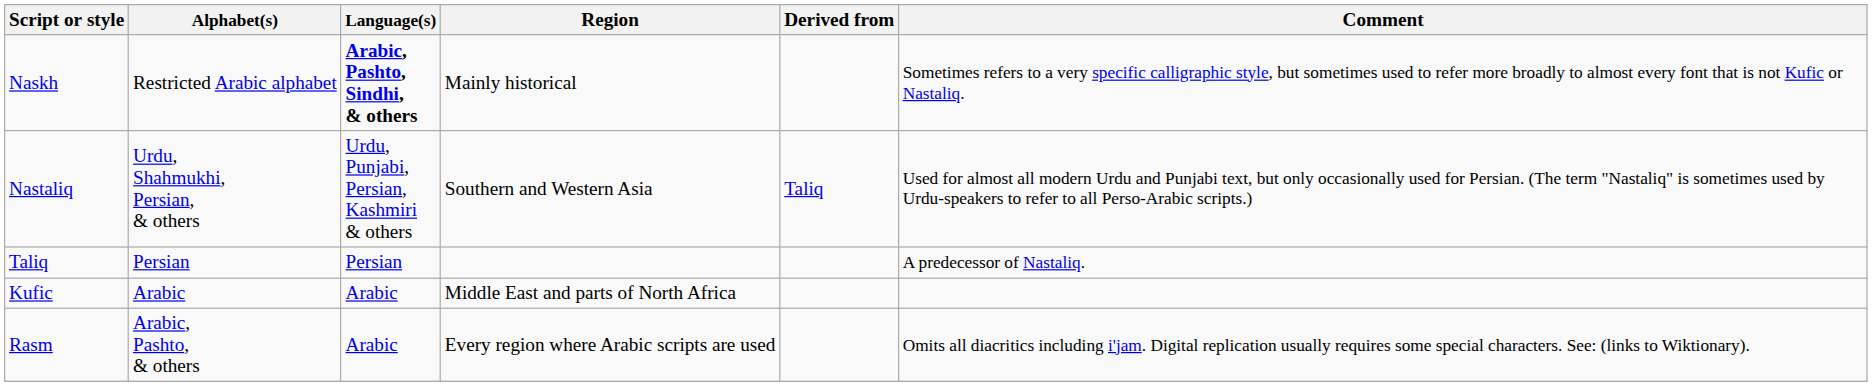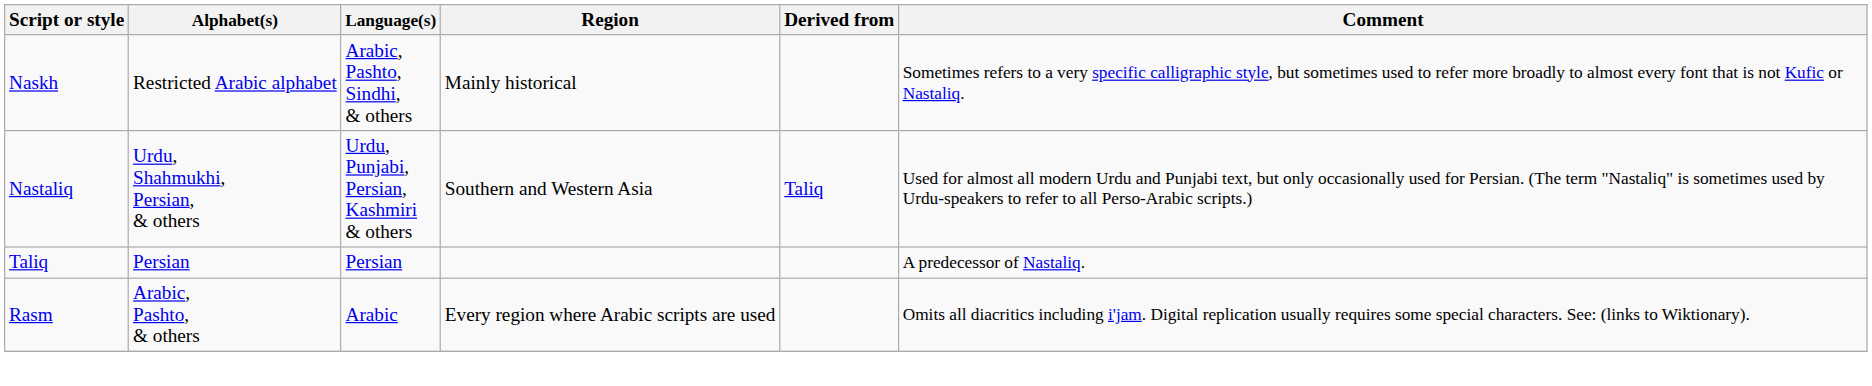(382, 82) bold -> (379, 82) normal
- row: (31, 292)
